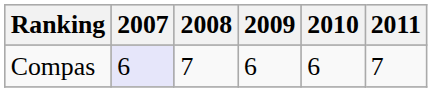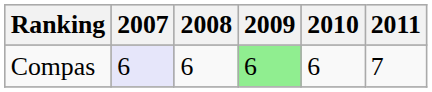(187, 65) 7 -> (187, 65) 6
(250, 65) no background -> (250, 65) lightgreen background
